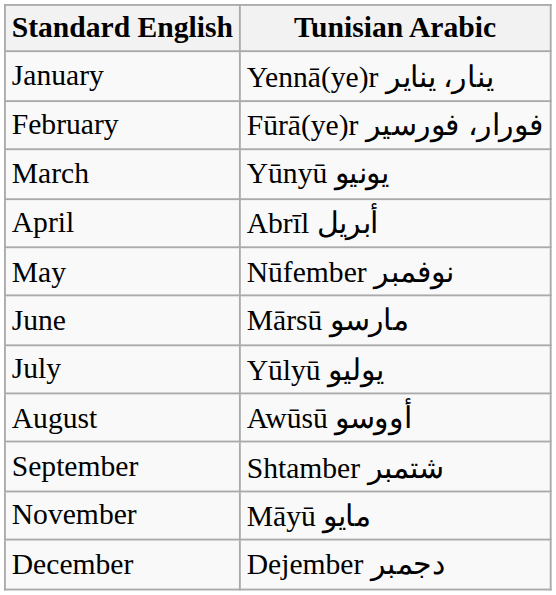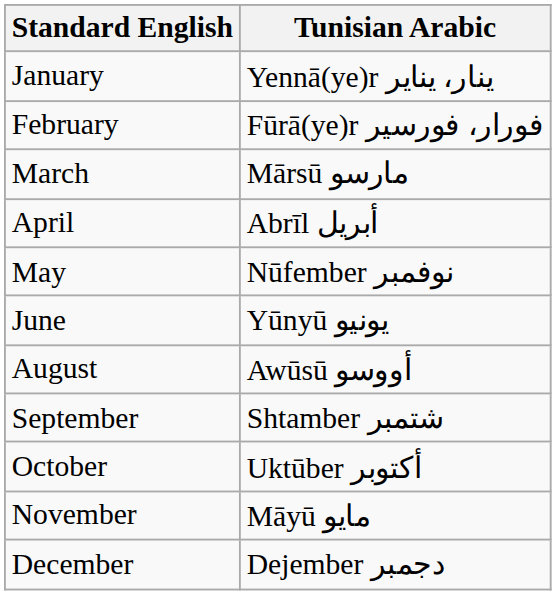(317, 174) Yūnyū يونيو -> (328, 174) Mārsū مارسو
(328, 320) Mārsū مارسو -> (317, 320) Yūnyū يونيو
- row: (36, 368)
+ row: (59, 466)
